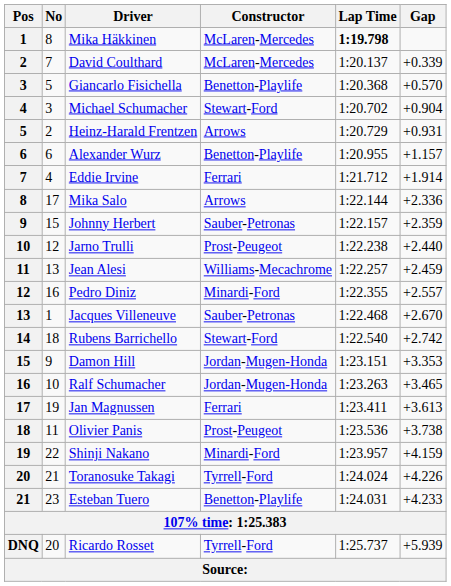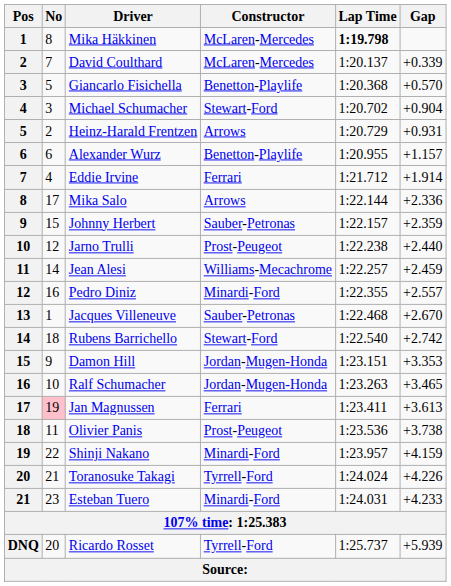(52, 269) 13 -> (52, 269) 14
(52, 408) no background -> (52, 408) pink background
(253, 500) Benetton-Playlife -> (242, 500) Minardi-Ford
